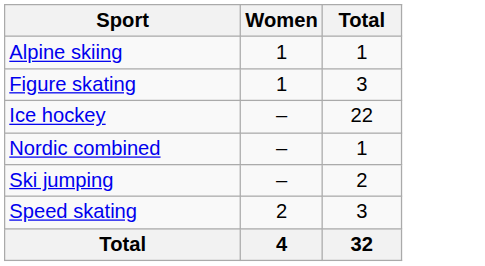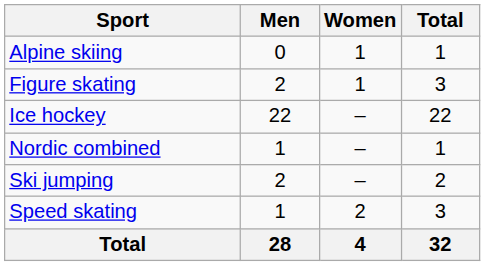+ column: (280, 20)
